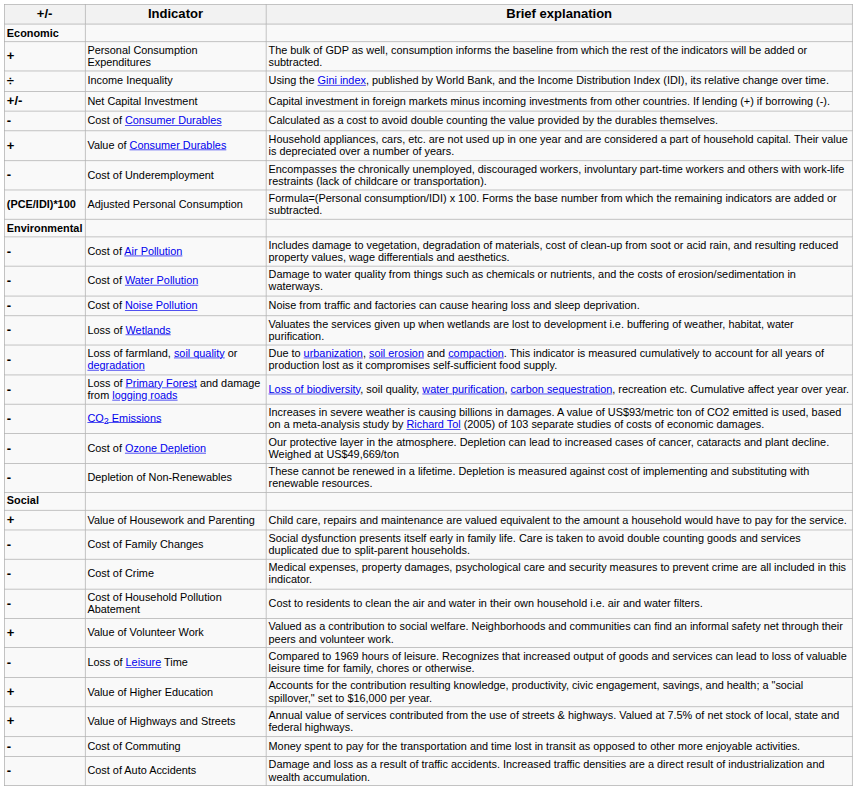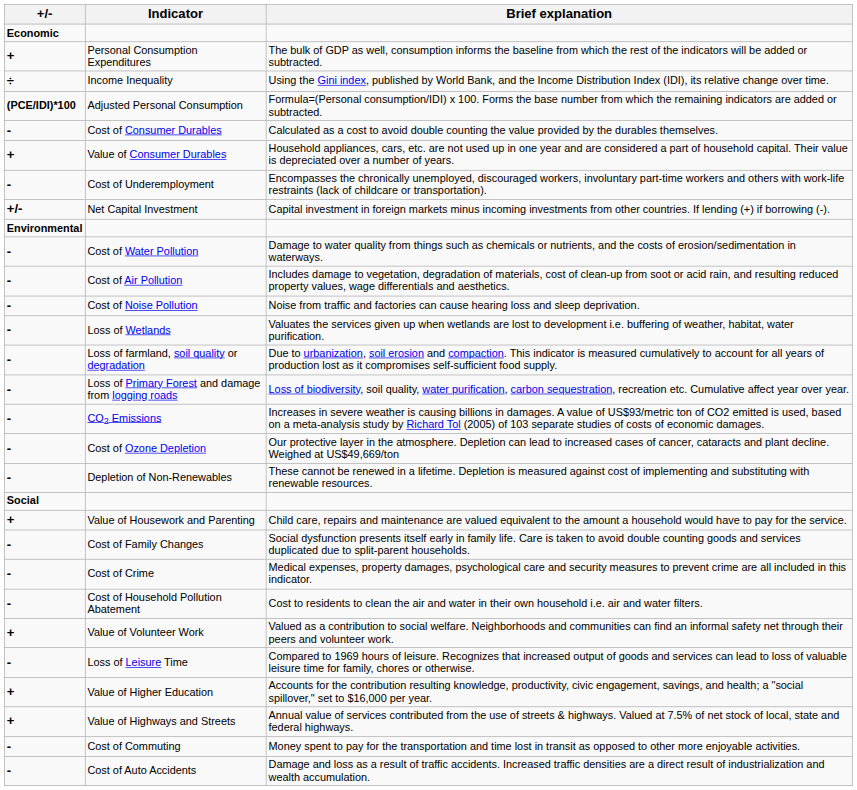rows swapped: (41, 204) <-> (15, 101)
rows swapped: (9, 281) <-> (9, 251)
